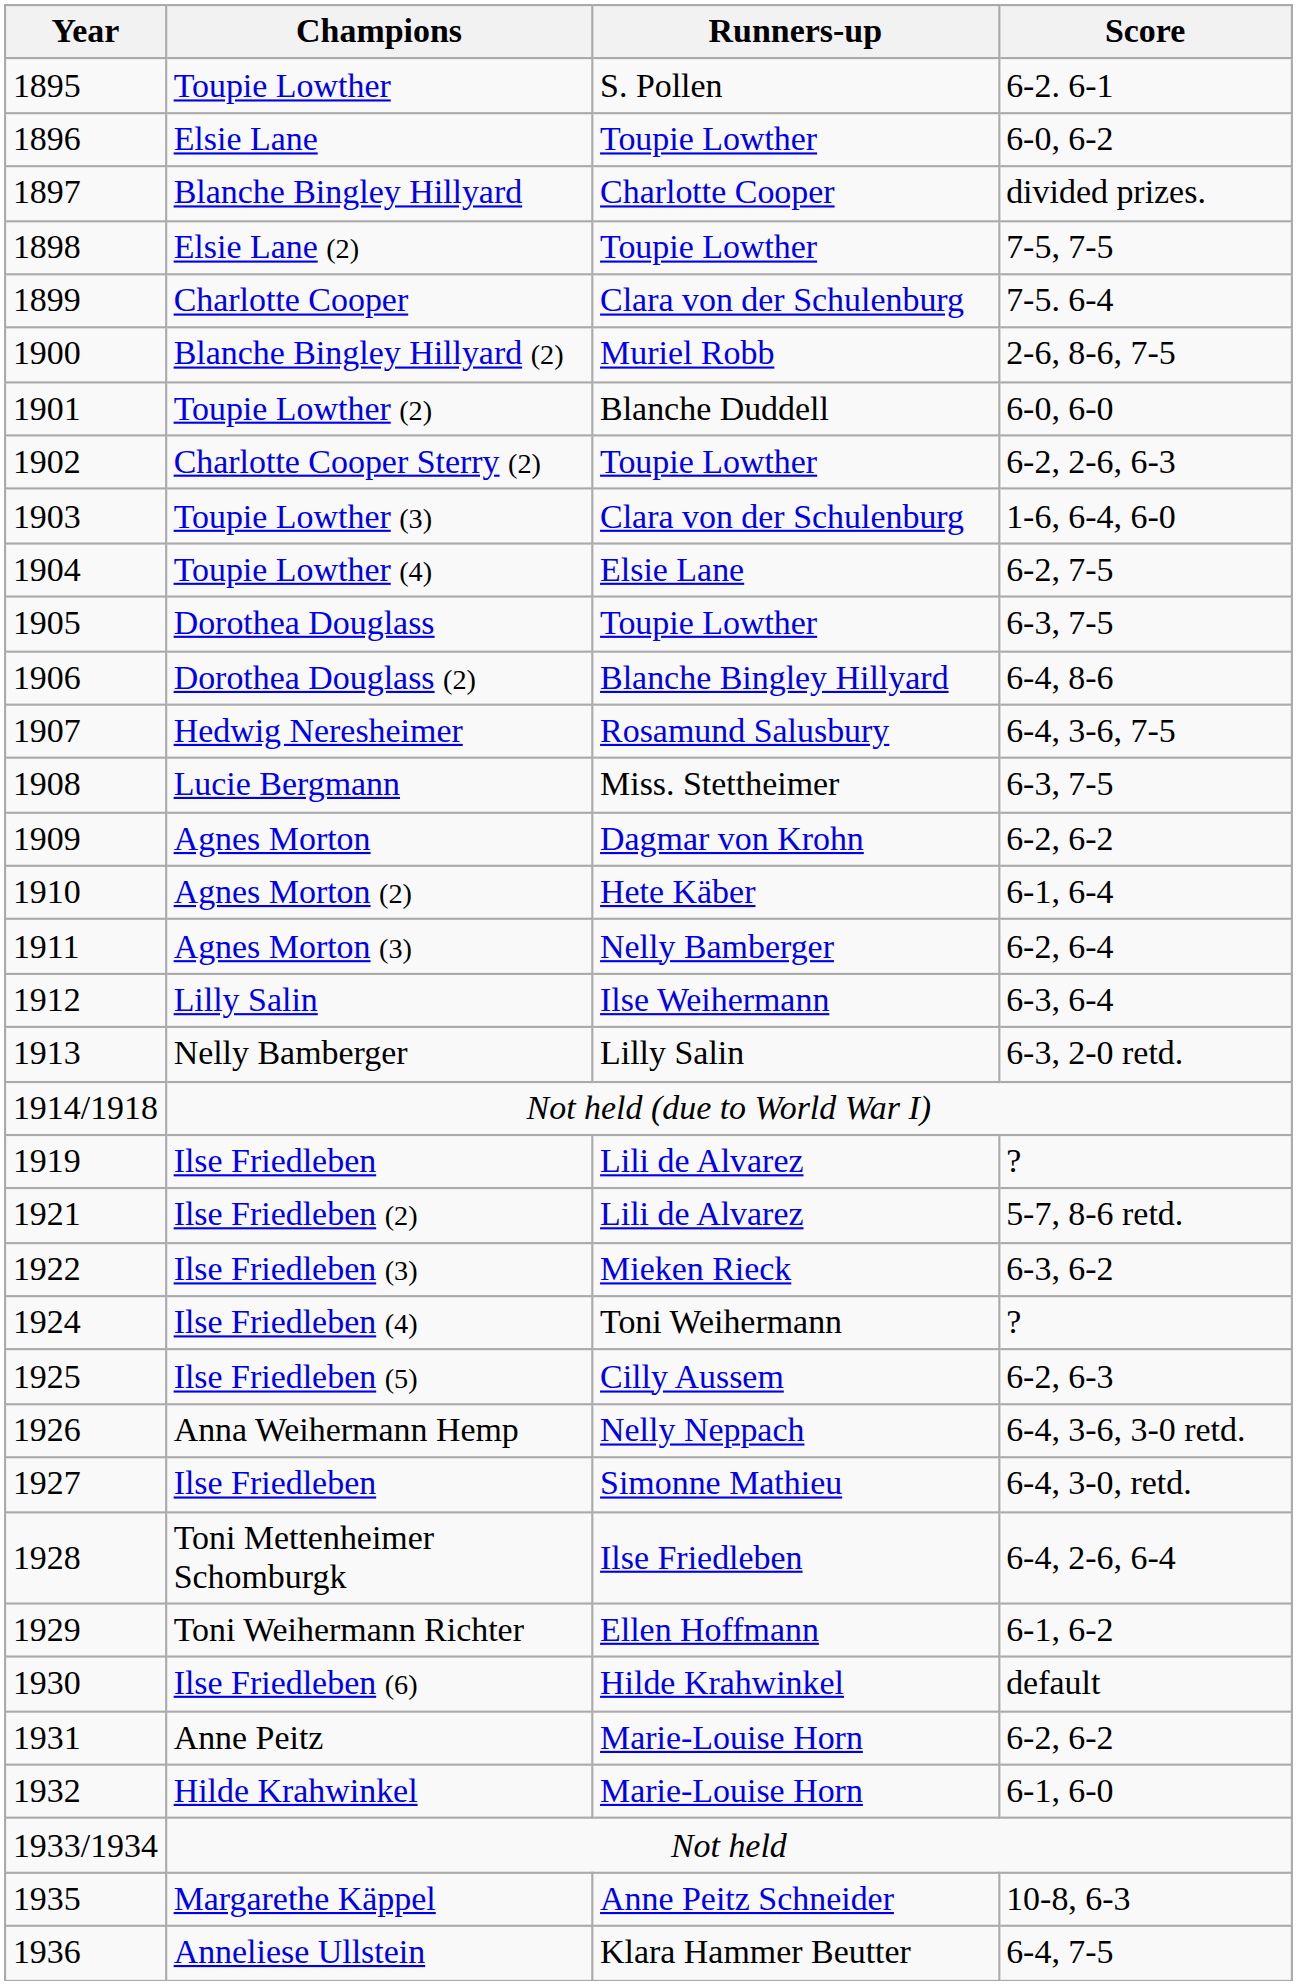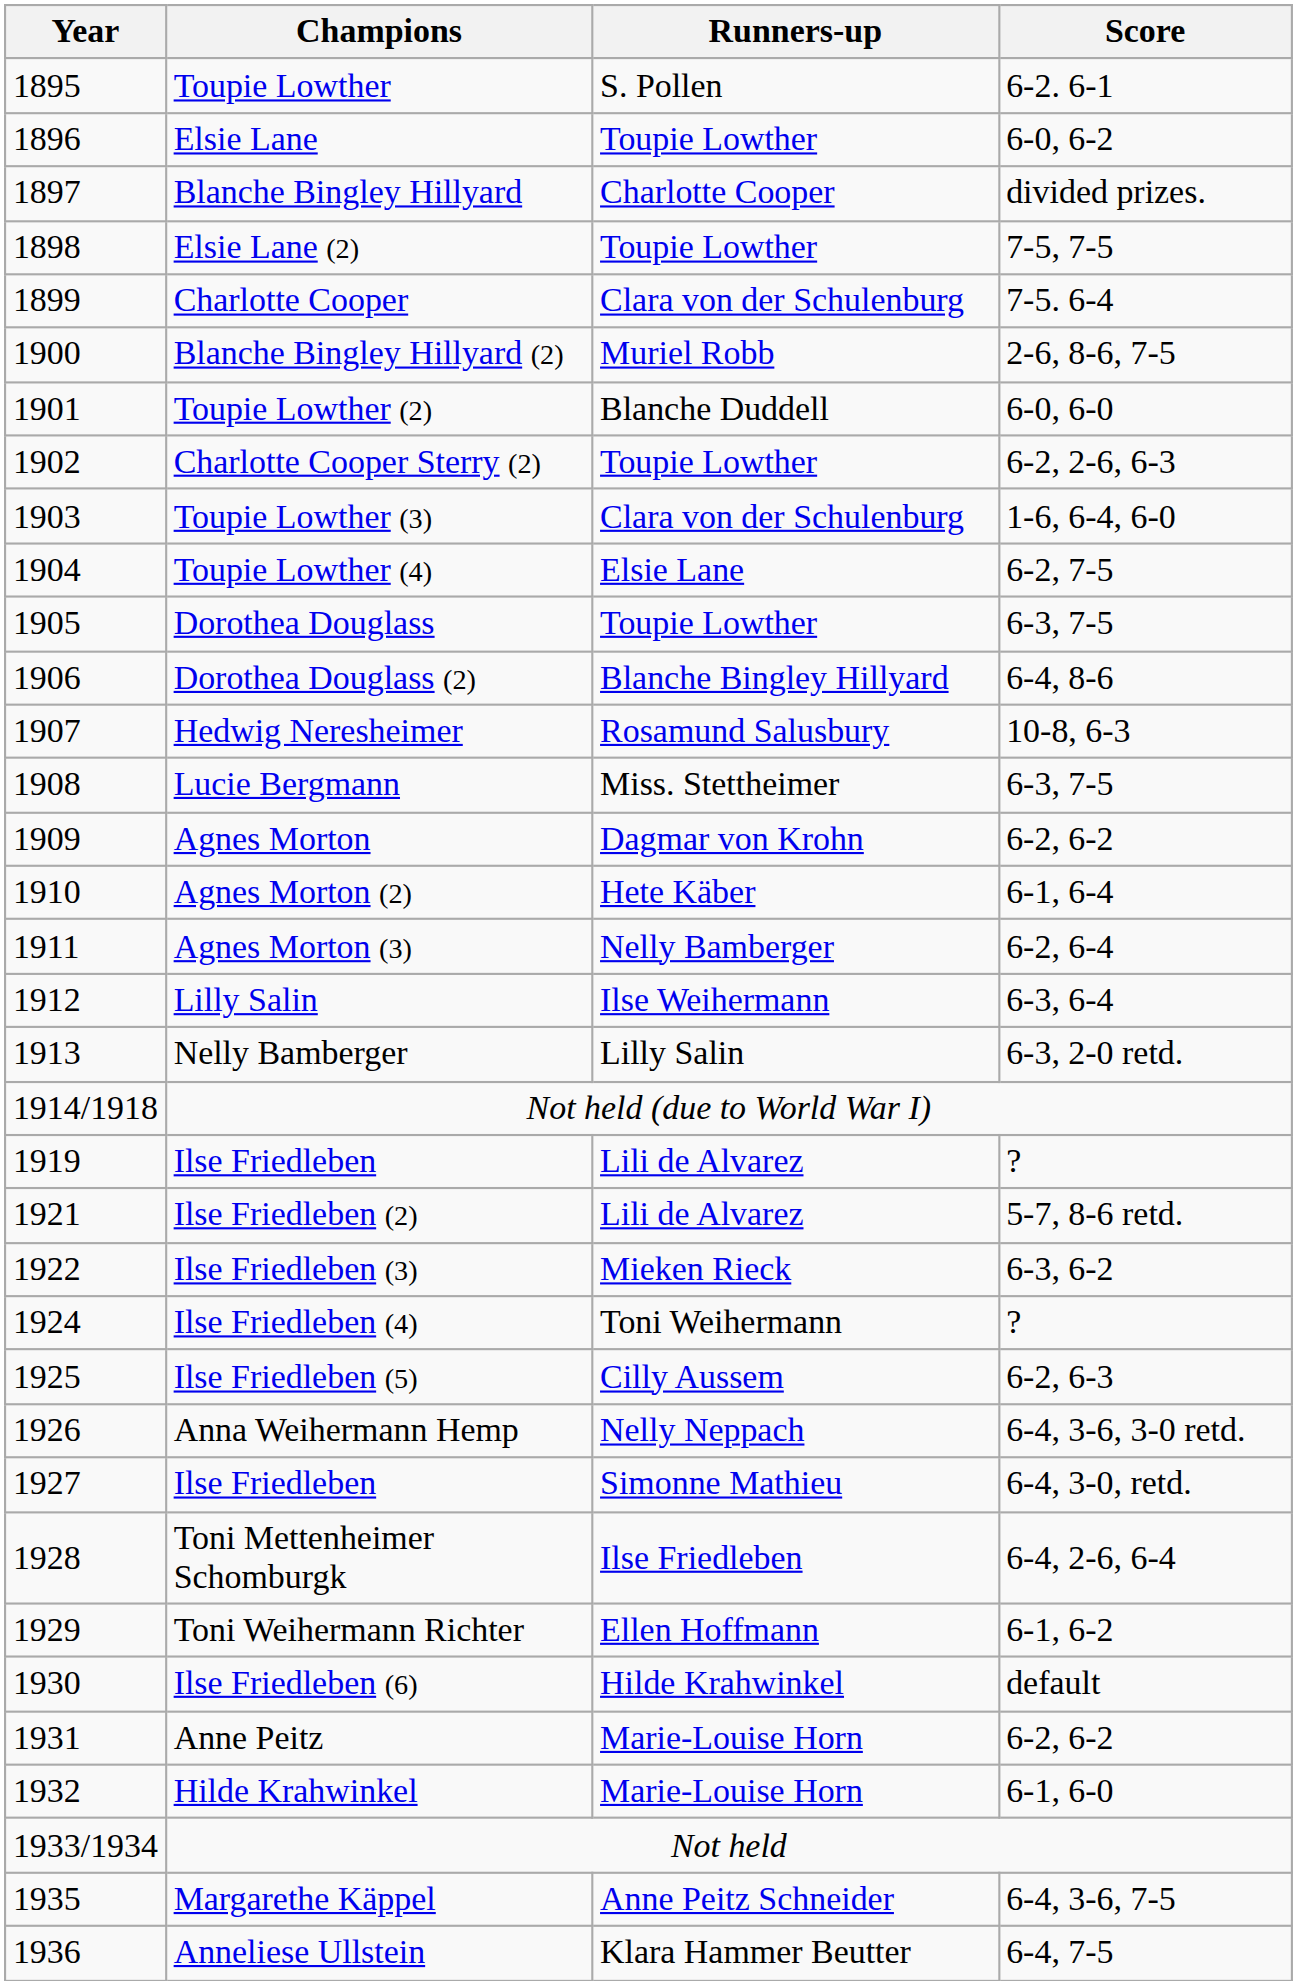(1091, 730) 6-4, 3-6, 7-5 -> (1068, 730) 10-8, 6-3
(1068, 1898) 10-8, 6-3 -> (1091, 1898) 6-4, 3-6, 7-5
